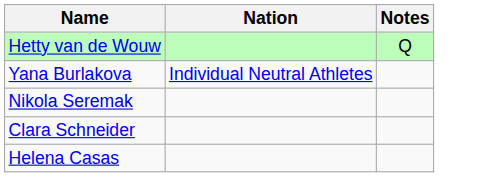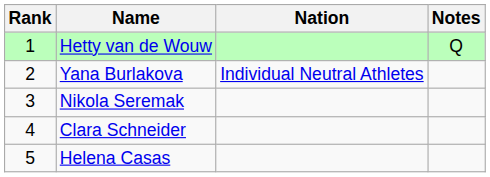+ column: (30, 18)
